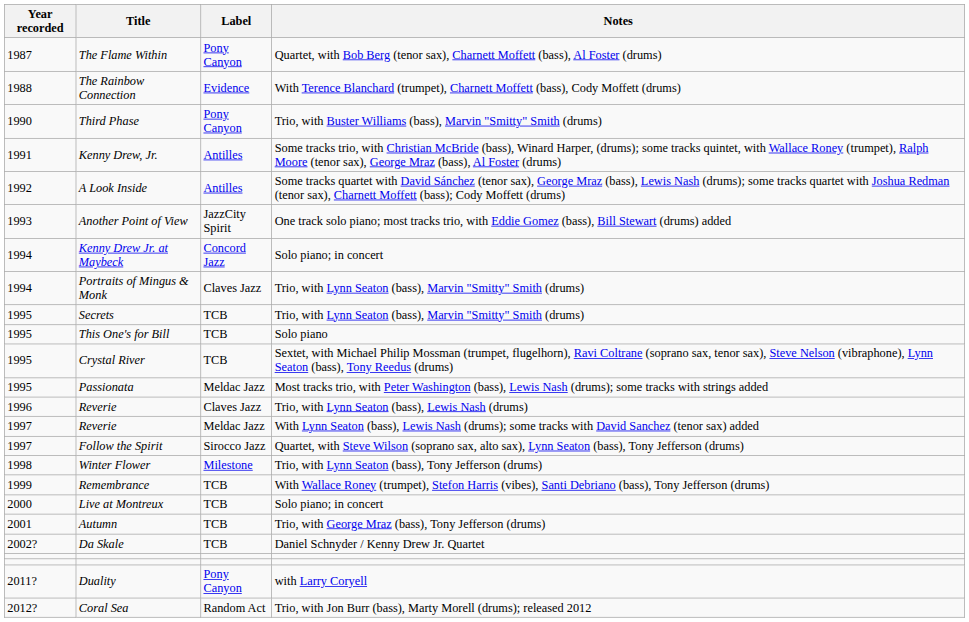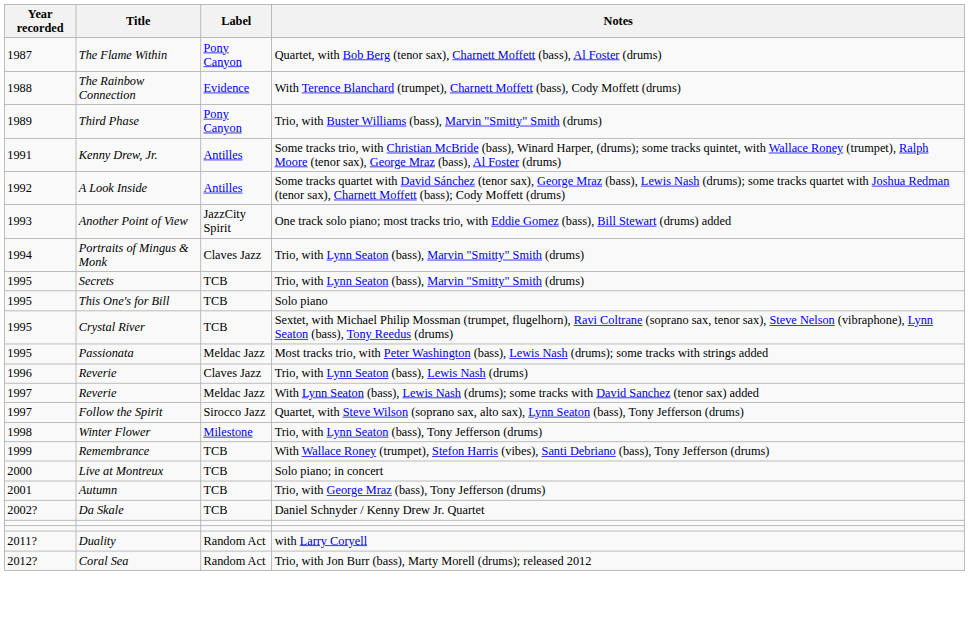(20, 121) 1990 -> (20, 121) 1989
- row: (123, 254)
(223, 581) Pony Canyon -> (234, 541) Random Act
